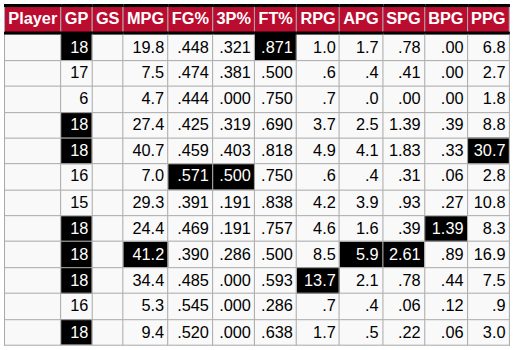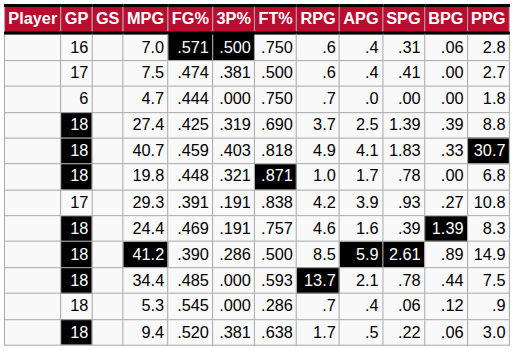rows swapped: (153, 176) <-> (148, 47)
(79, 202) 15 -> (79, 202) 17
(490, 254) 16.9 -> (490, 254) 14.9
(79, 306) 16 -> (79, 306) 18
(235, 332) .000 -> (235, 332) .381
